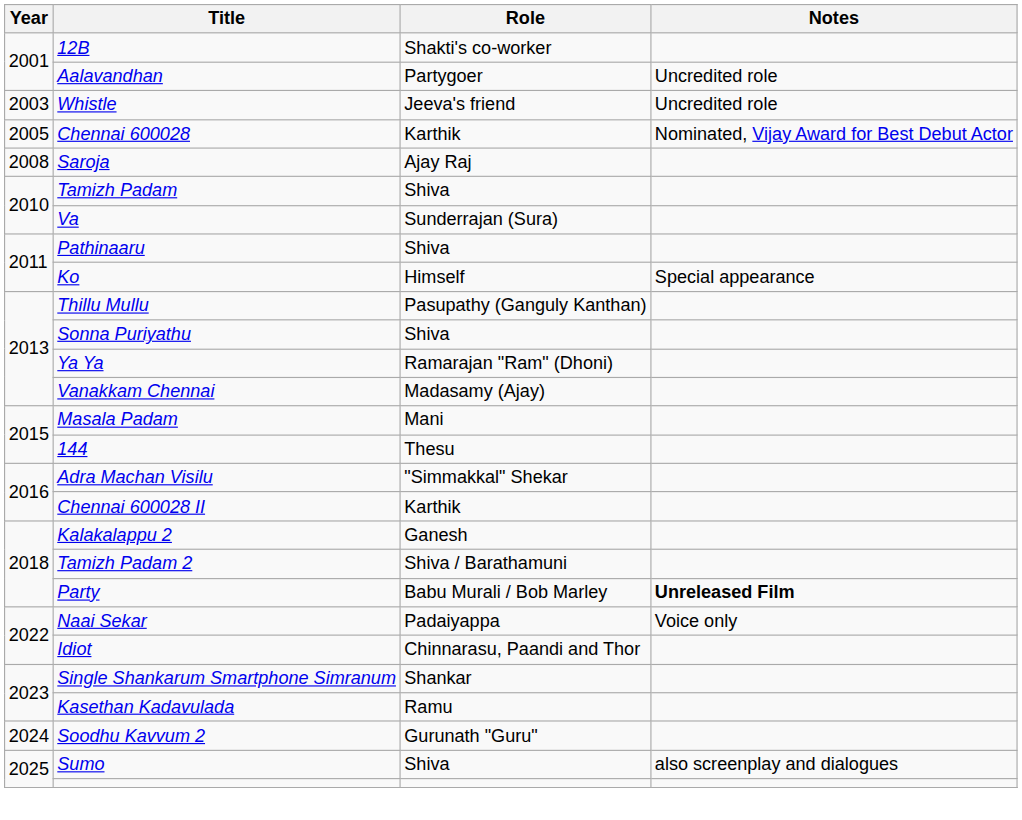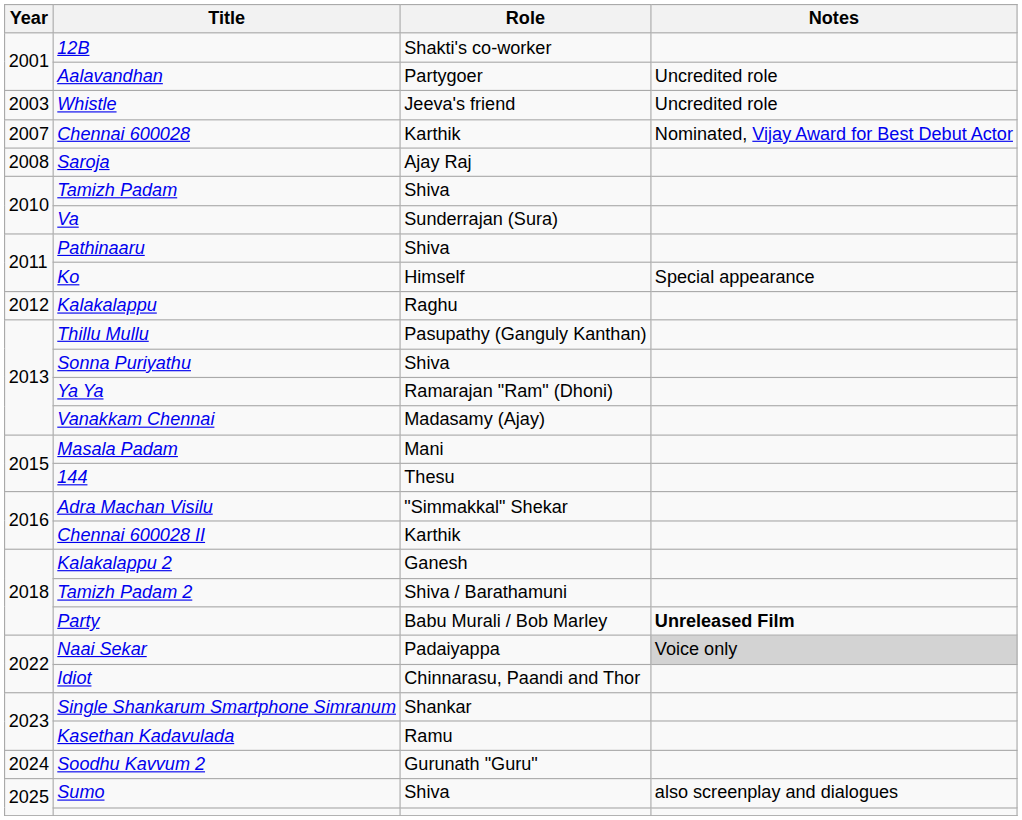(29, 133) 2005 -> (29, 133) 2007
+ row: (107, 305)
(696, 620) no background -> (696, 649) lightgrey background
